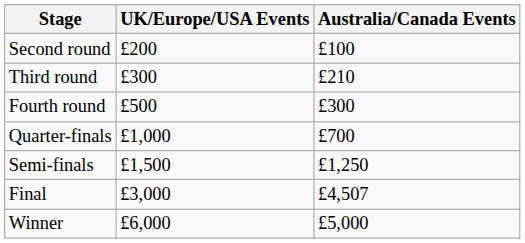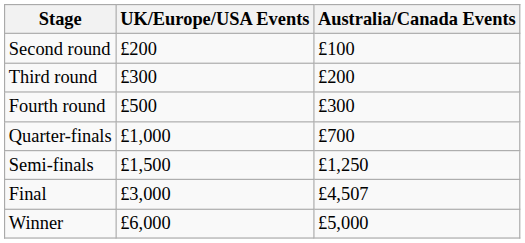(336, 77) £210 -> (336, 77) £200
